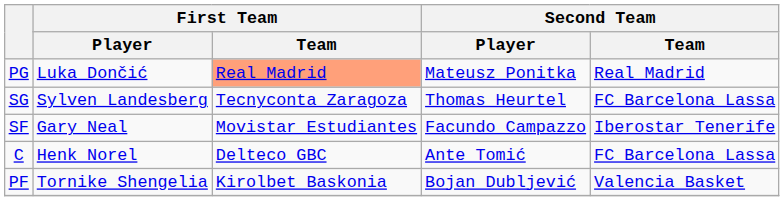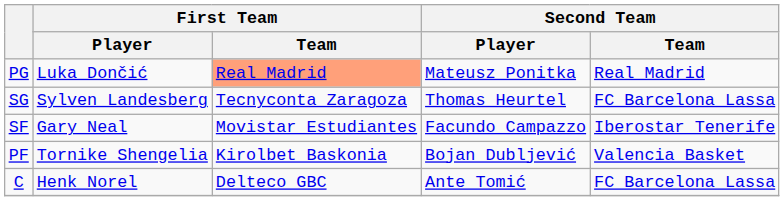rows swapped: (19, 182) <-> (19, 155)
